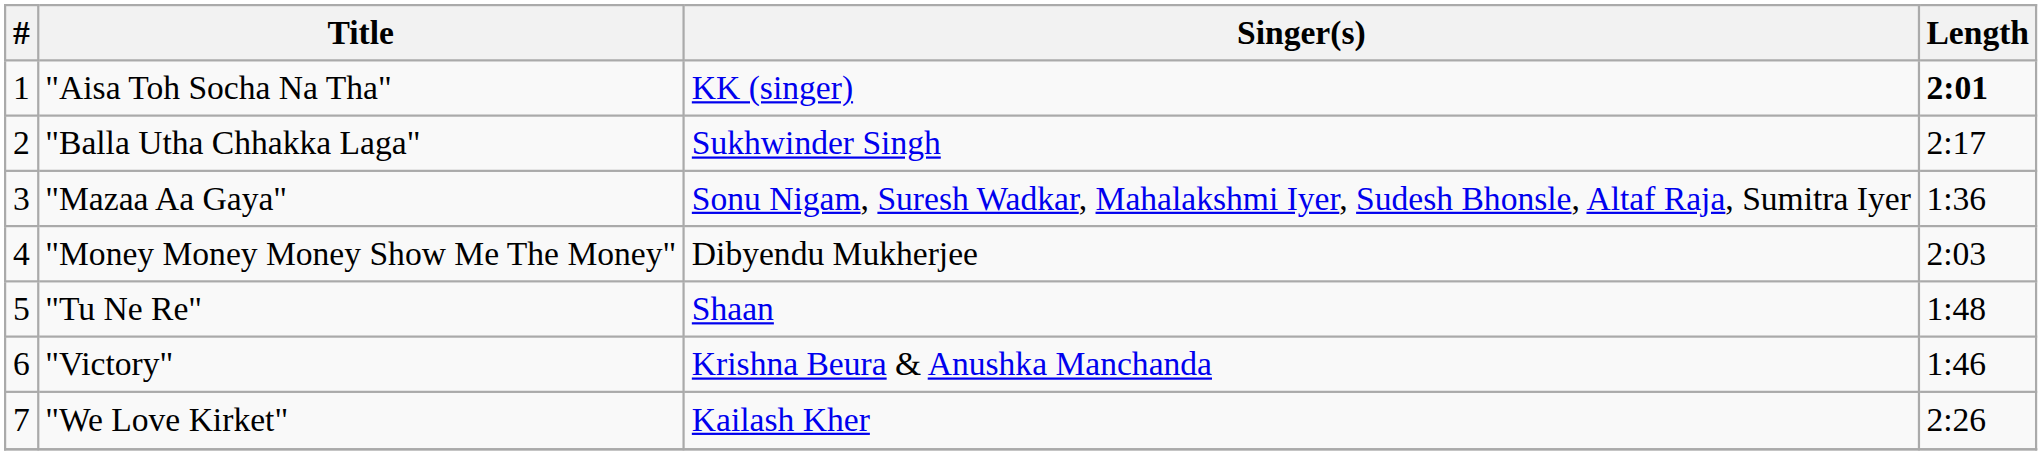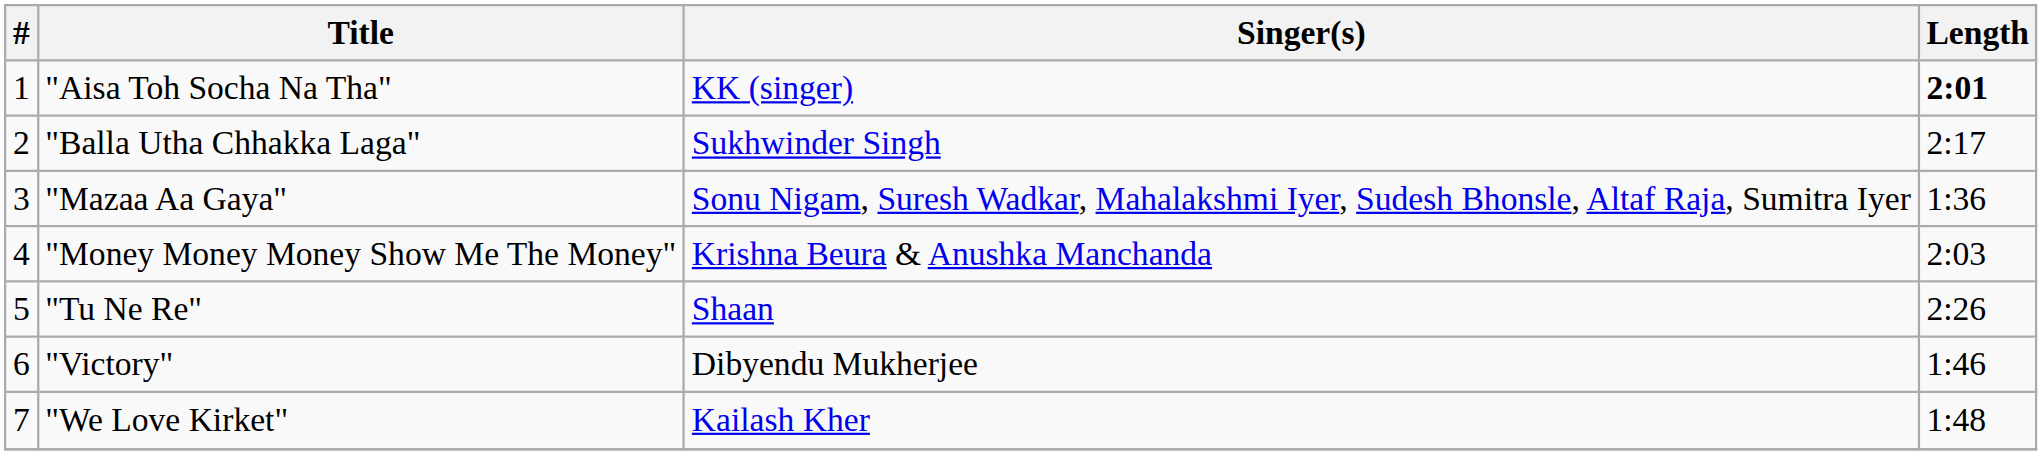(835, 253) Dibyendu Mukherjee -> (952, 253) Krishna Beura & Anushka Manchanda
(1956, 309) 1:48 -> (1956, 309) 2:26
(952, 364) Krishna Beura & Anushka Manchanda -> (835, 364) Dibyendu Mukherjee
(1956, 420) 2:26 -> (1956, 420) 1:48
